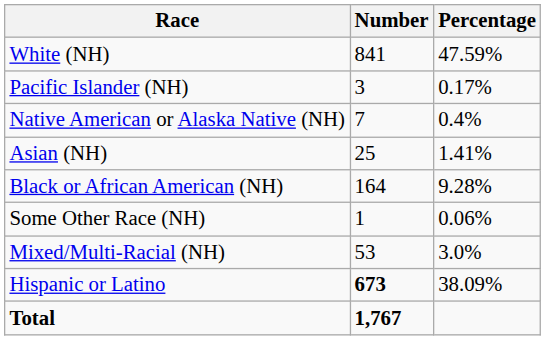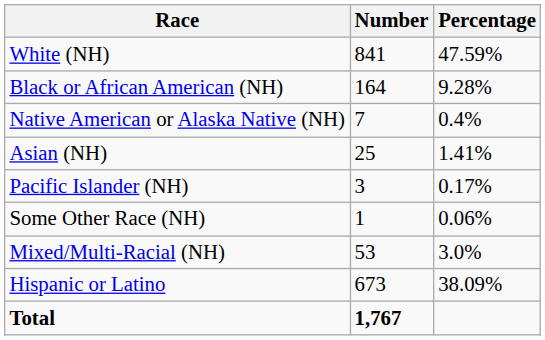rows swapped: (146, 185) <-> (99, 86)
(370, 284) bold -> (370, 284) normal
